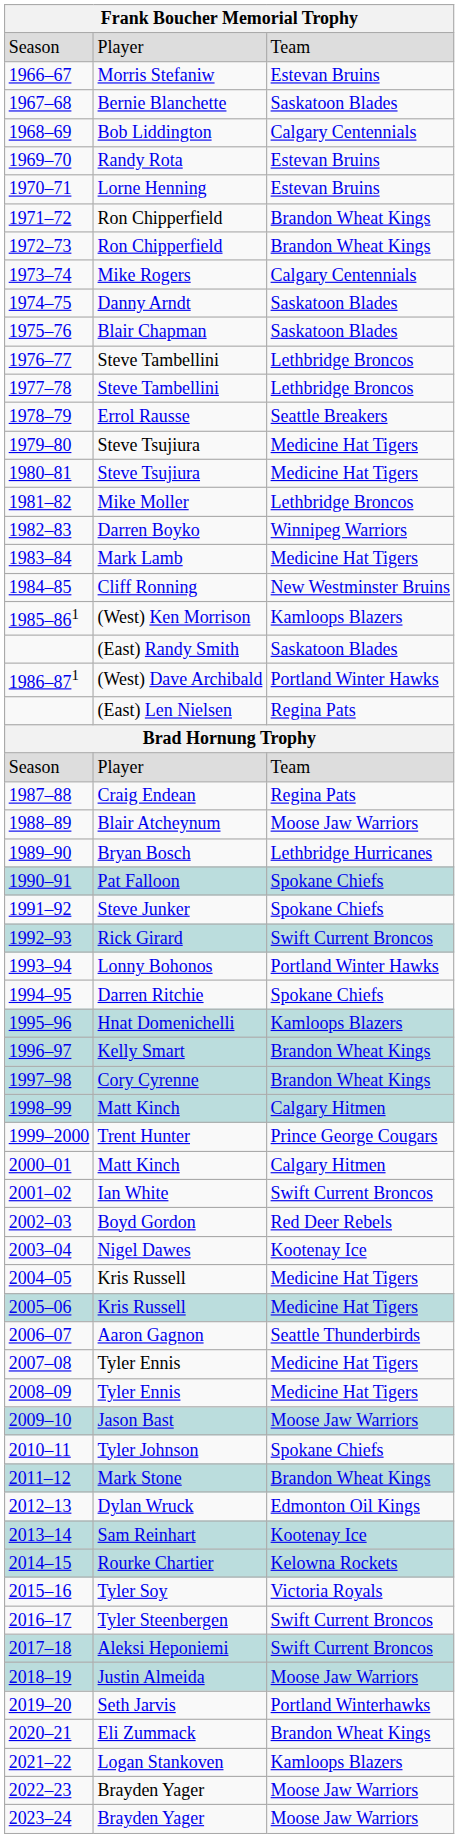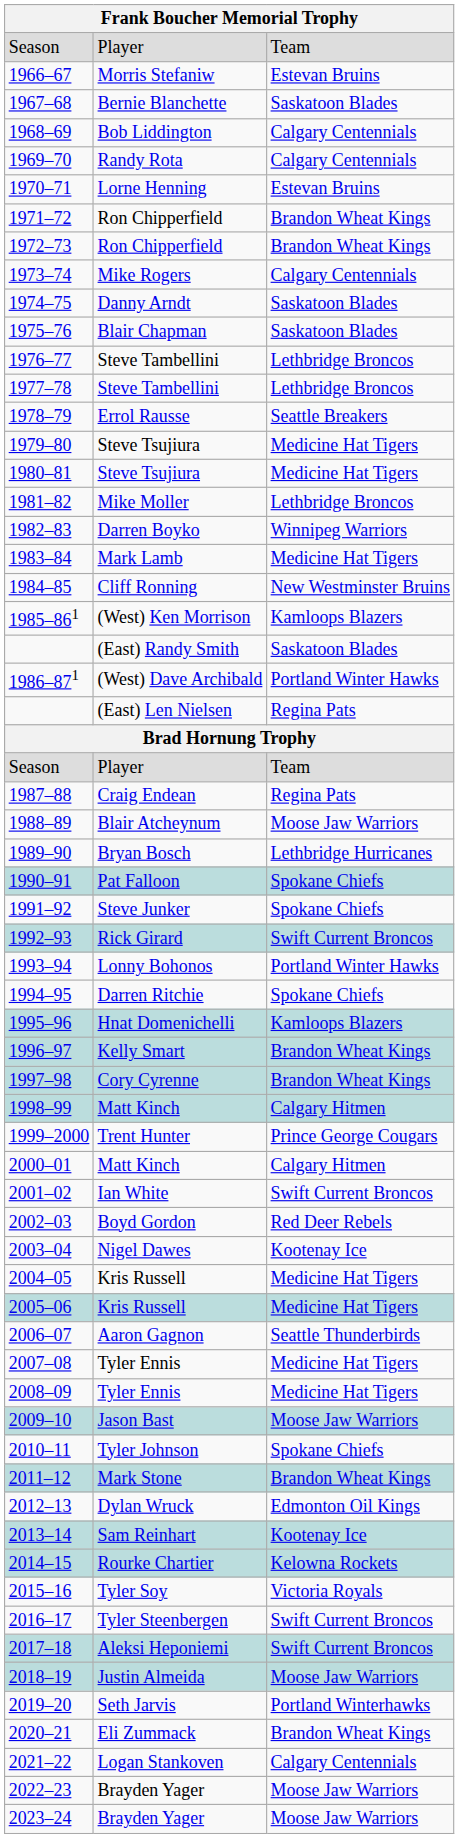(325, 160) Estevan Bruins -> (344, 160) Calgary Centennials
(337, 1762) Kamloops Blazers -> (344, 1762) Calgary Centennials
